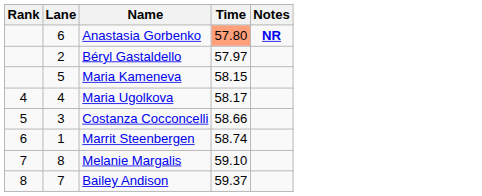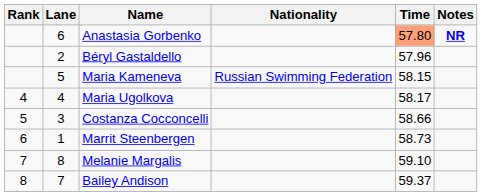+ column: (303, 14)
(231, 56) 57.97 -> (415, 56) 57.96
(231, 139) 58.74 -> (415, 139) 58.73
